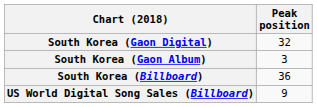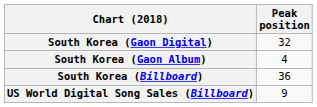(285, 59) 3 -> (285, 59) 4
